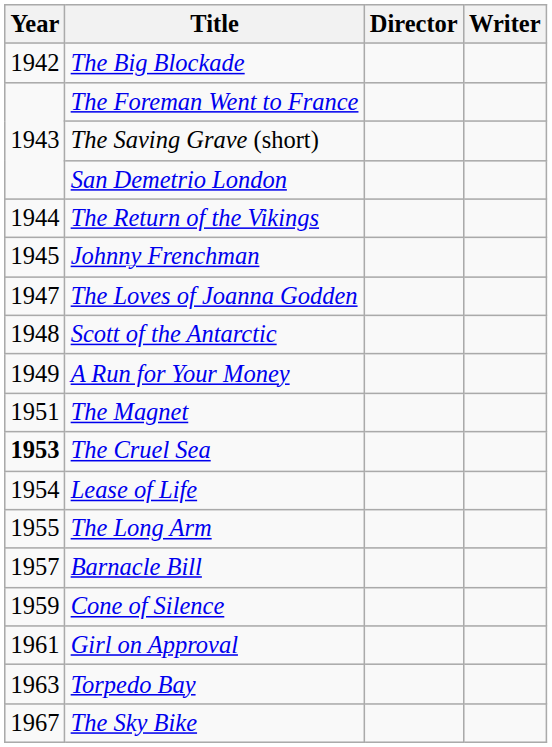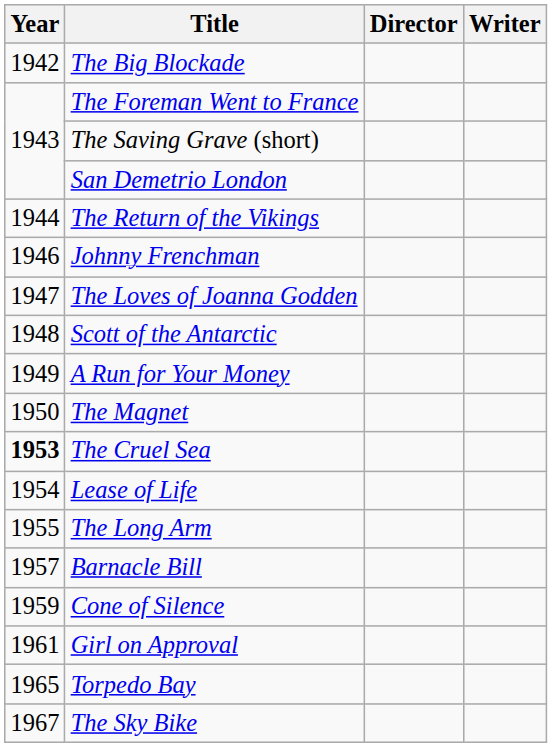(35, 256) 1945 -> (35, 256) 1946
(35, 412) 1951 -> (35, 412) 1950
(35, 683) 1963 -> (35, 683) 1965
